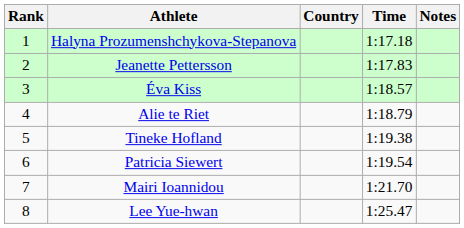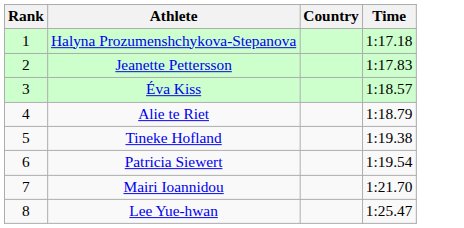- column: (438, 16)
